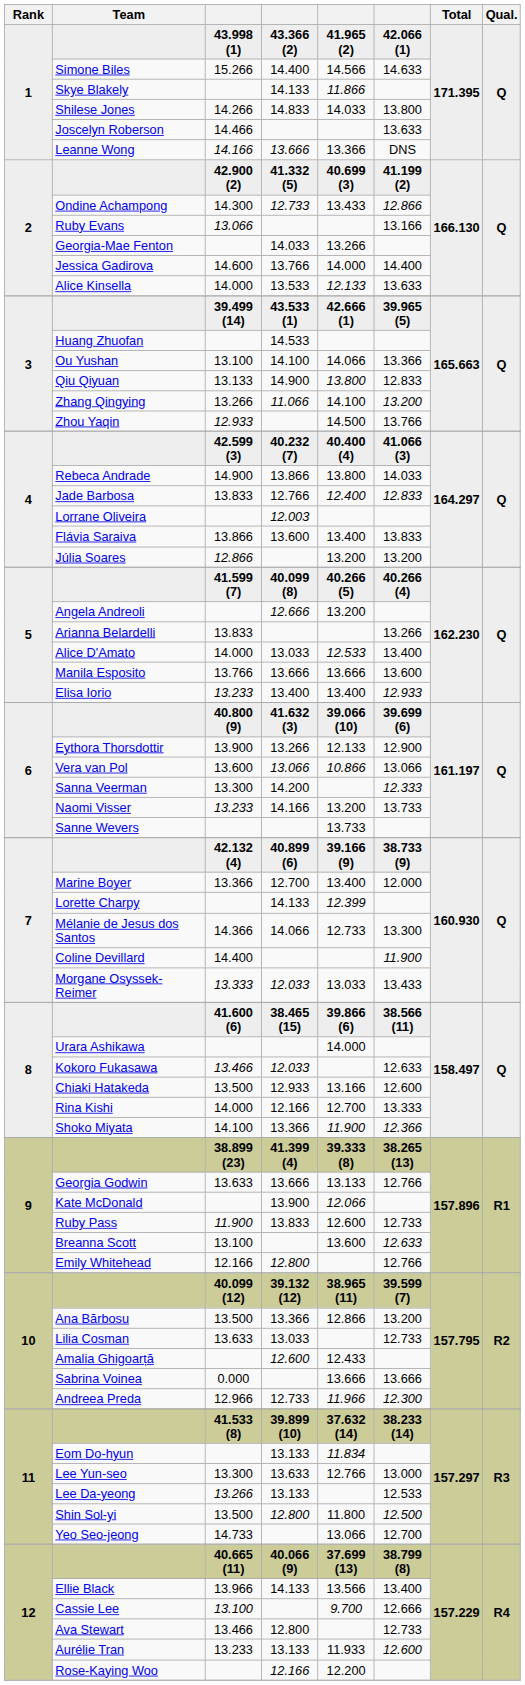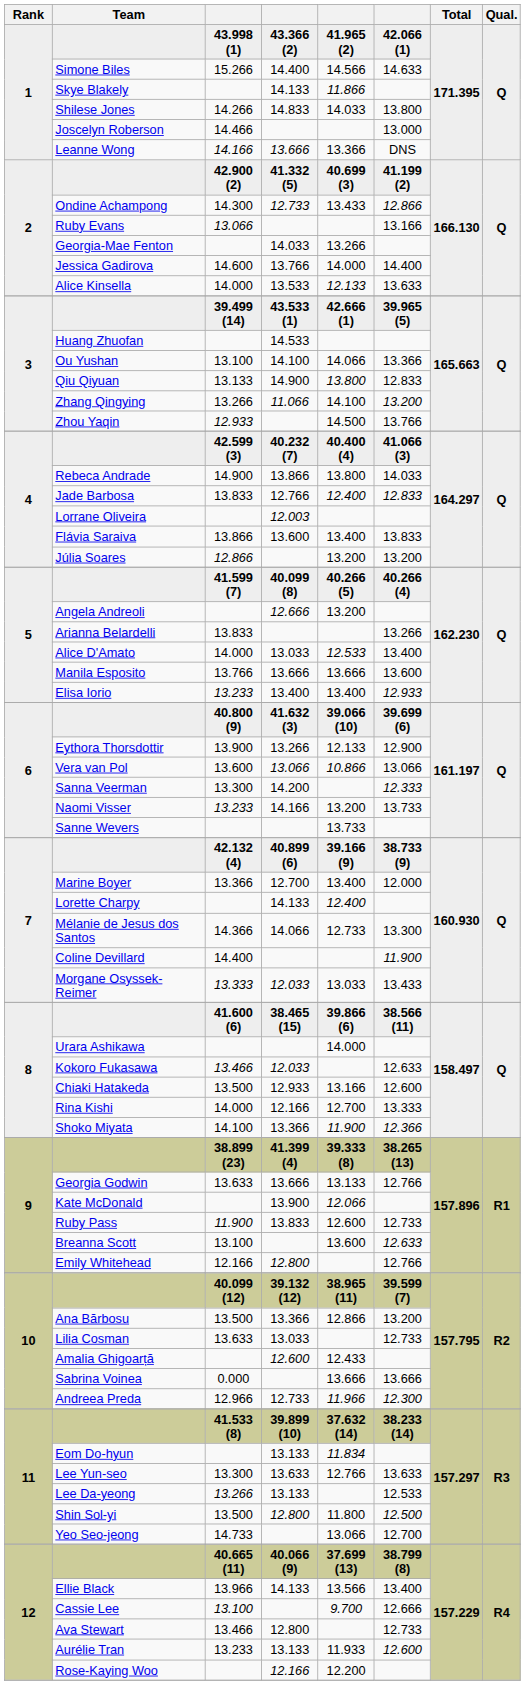(402, 130) 13.633 -> (402, 130) 13.000
(346, 903) 12.399 -> (346, 903) 12.400
(402, 1474) 13.000 -> (402, 1474) 13.633
